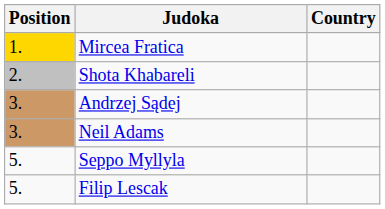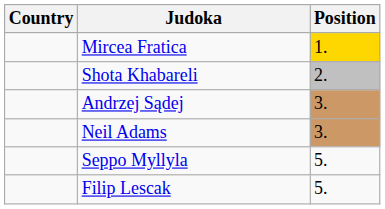columns swapped: (40, 18) <-> (343, 18)
